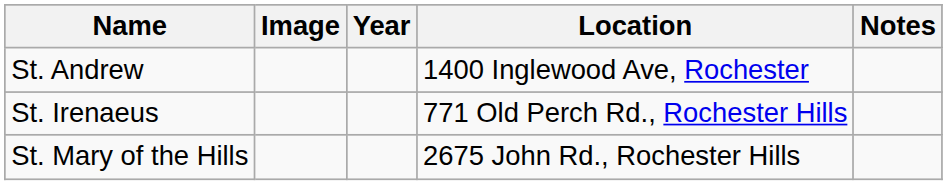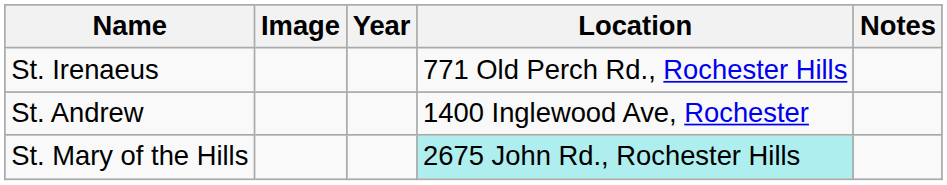rows swapped: (77, 69) <-> (85, 112)
(612, 156) no background -> (612, 156) paleturquoise background
